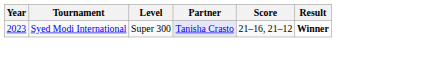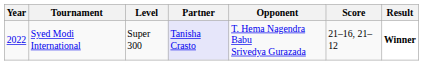+ column: (277, 12)
(16, 29) 2023 -> (16, 40) 2022
